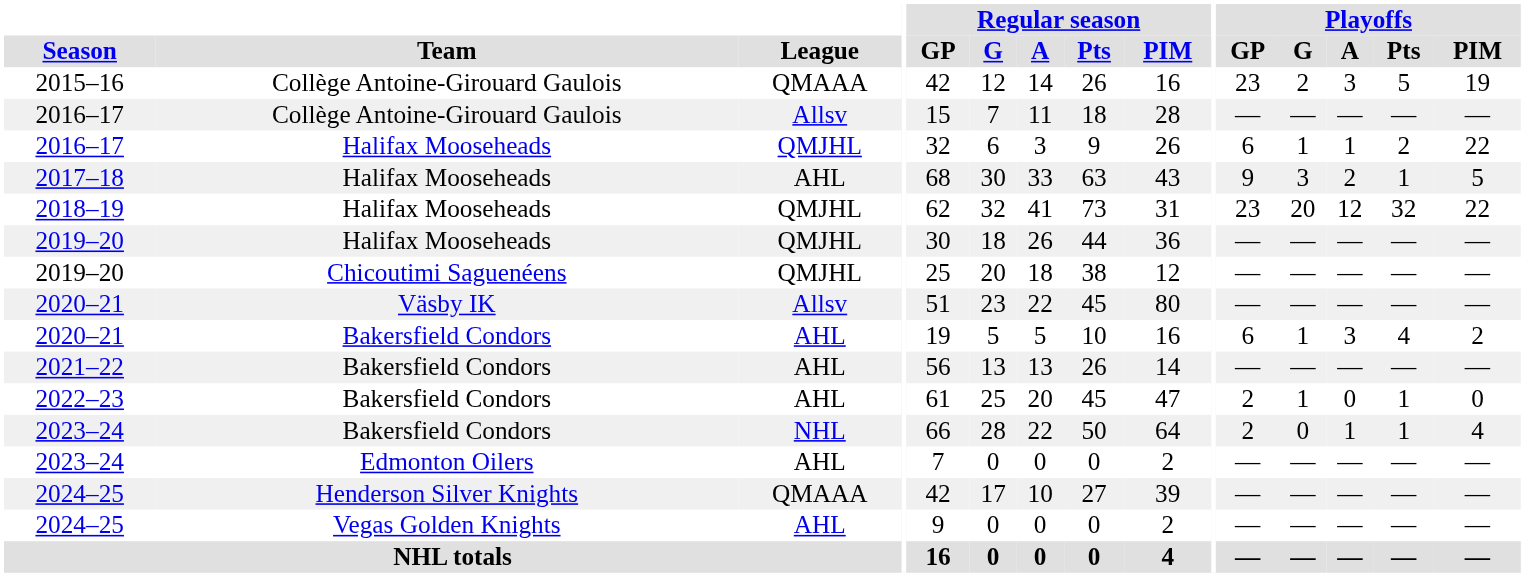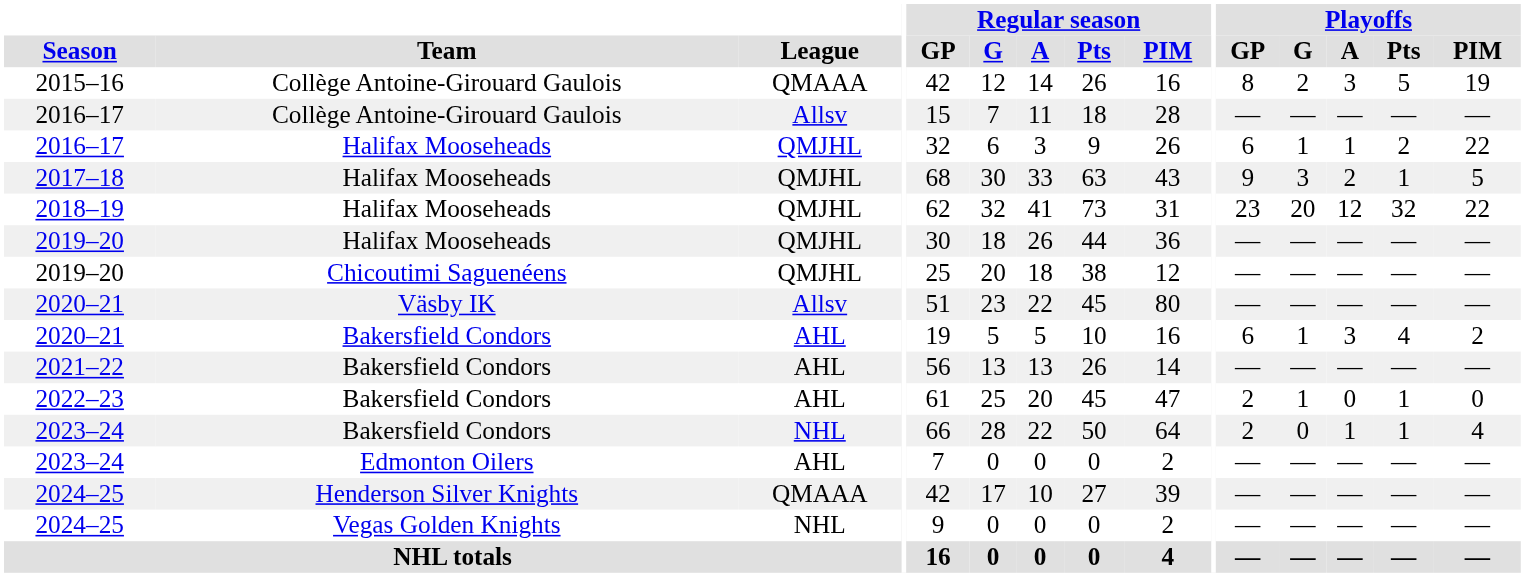(1248, 82) 23 -> (1248, 82) 8
(820, 177) AHL -> (820, 177) QMJHL
(820, 525) AHL -> (820, 525) NHL
